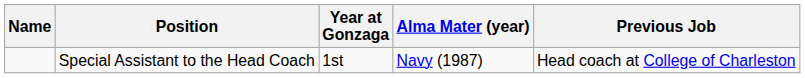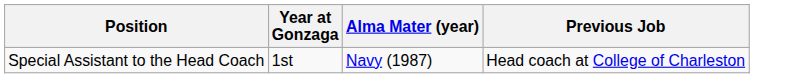- column: (30, 26)
